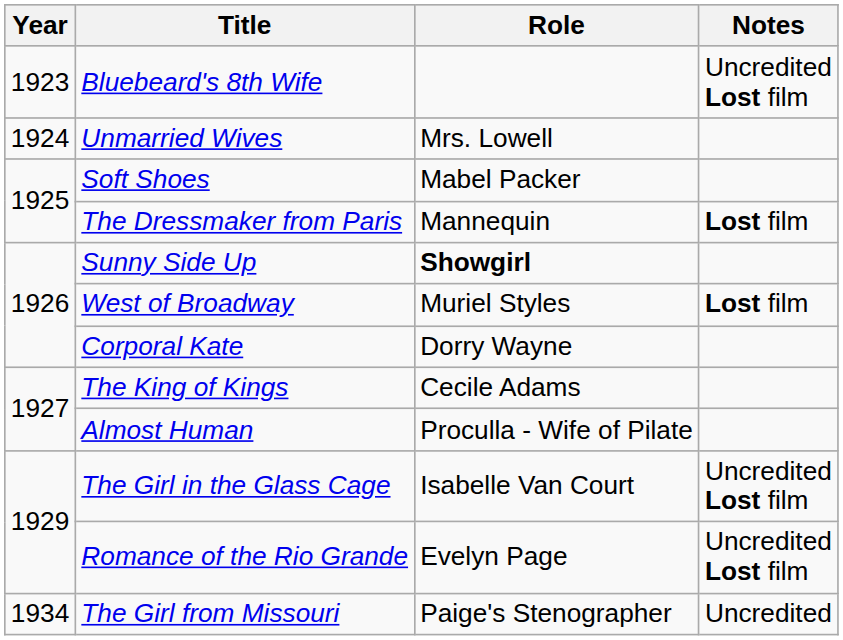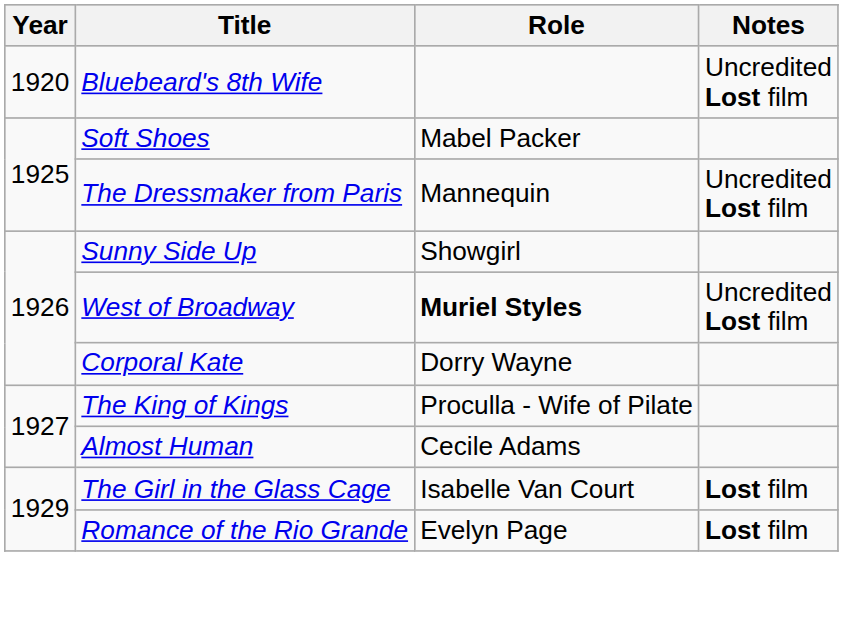(40, 81) 1923 -> (40, 81) 1920
- row: (182, 138)
(757, 221) Lost film -> (768, 194) Uncredited Lost film
(476, 262) bold -> (470, 250) normal
(495, 304) normal -> (501, 307) bold
(757, 304) Lost film -> (768, 307) Uncredited Lost film
(500, 387) Cecile Adams -> (557, 405) Proculla - Wife of Pilate
(557, 429) Proculla - Wife of Pilate -> (500, 446) Cecile Adams
(768, 485) Uncredited Lost film -> (757, 488) Lost film
(768, 556) Uncredited Lost film -> (757, 530) Lost film
- row: (210, 613)
